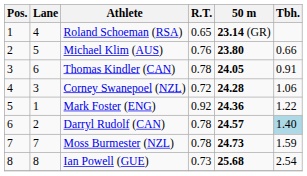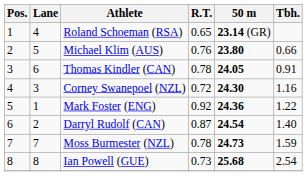(231, 87) 24.28 -> (231, 87) 24.30
(286, 87) 1.06 -> (286, 87) 1.16
(201, 124) 0.78 -> (201, 124) 0.87
(231, 124) 24.57 -> (231, 124) 24.54
(286, 124) lightblue background -> (286, 124) no background
